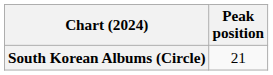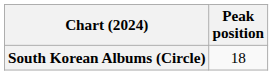(238, 57) 21 -> (238, 57) 18
